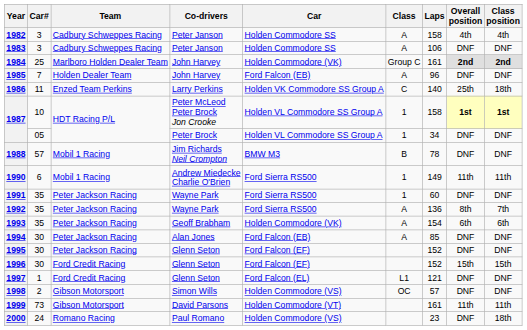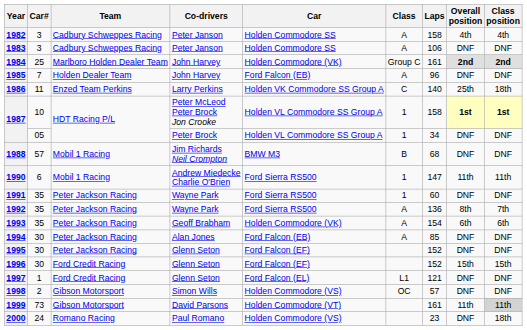(435, 154) 78 -> (435, 154) 68
(435, 178) 149 -> (435, 178) 147
(503, 305) no background -> (503, 305) lightgrey background
